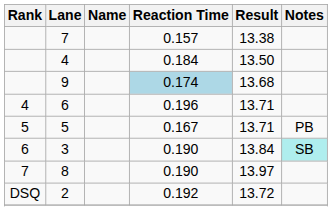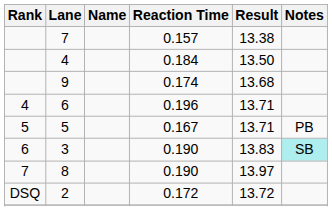(181, 82) lightblue background -> (181, 82) no background
(257, 149) 13.84 -> (257, 149) 13.83
(181, 194) 0.192 -> (181, 194) 0.172
